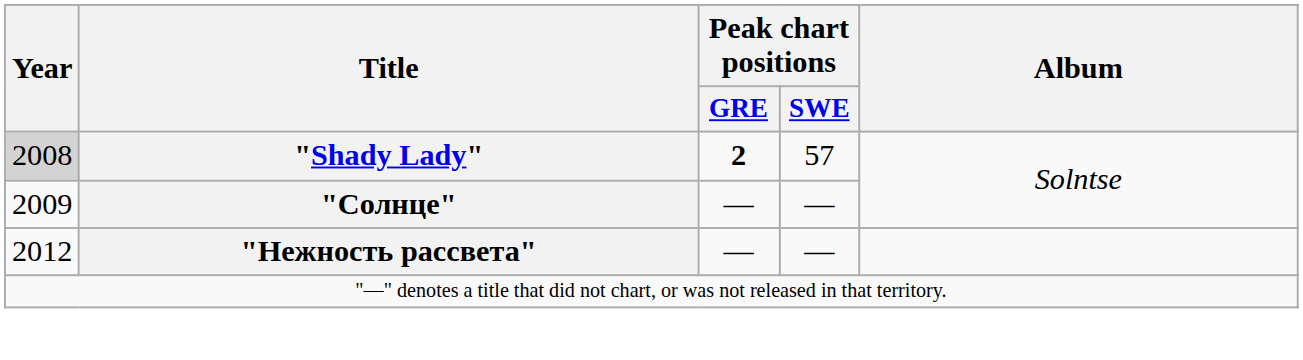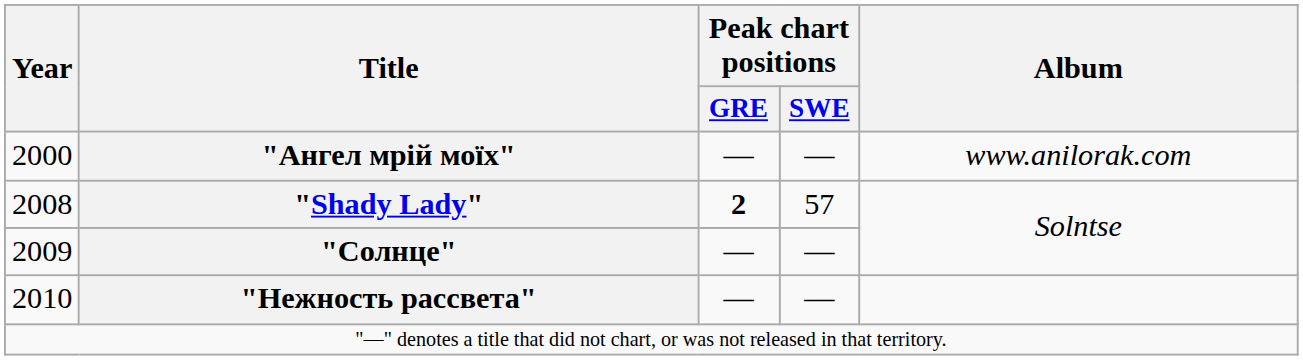+ row: (389, 155)
(42, 155) lightgrey background -> (42, 203) no background
(42, 251) 2012 -> (42, 299) 2010
